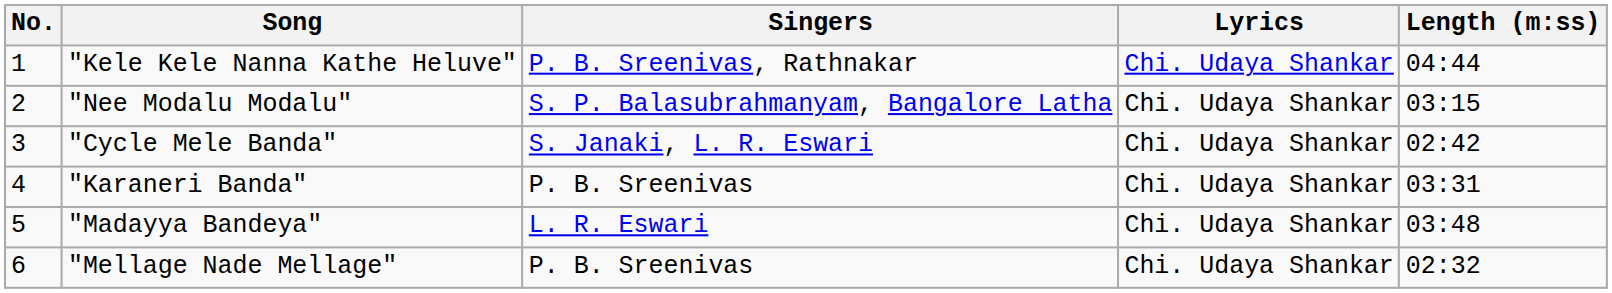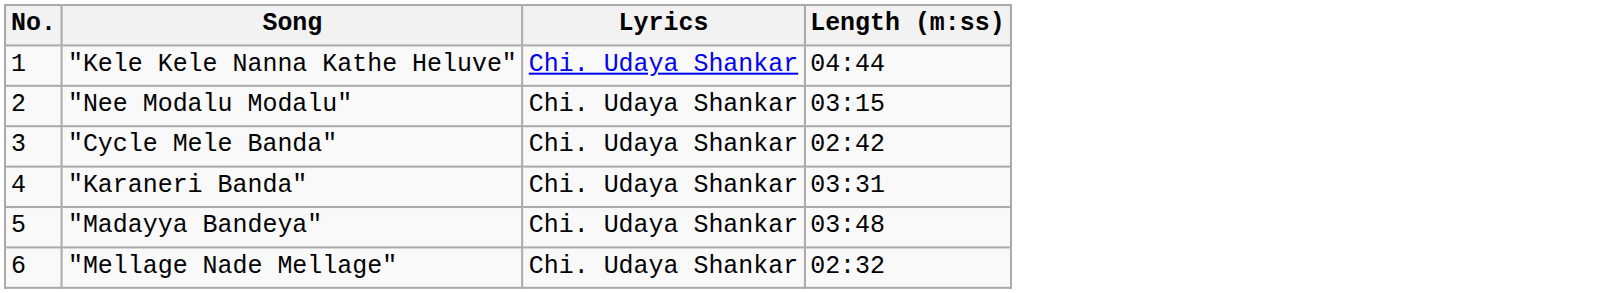- column: (821, 25)
